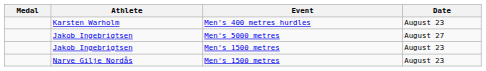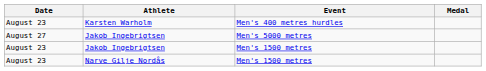columns swapped: (28, 10) <-> (442, 10)
